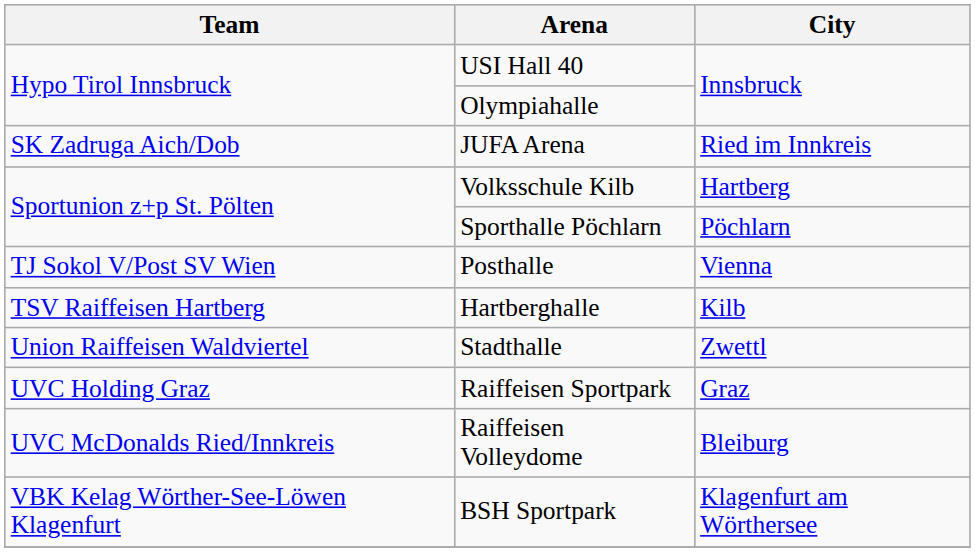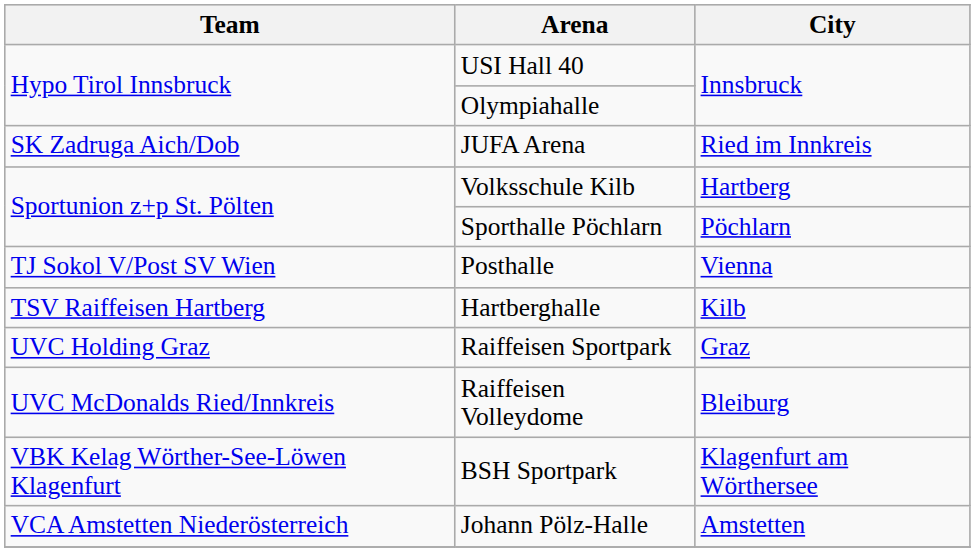- row: (511, 347)
+ row: (554, 525)
